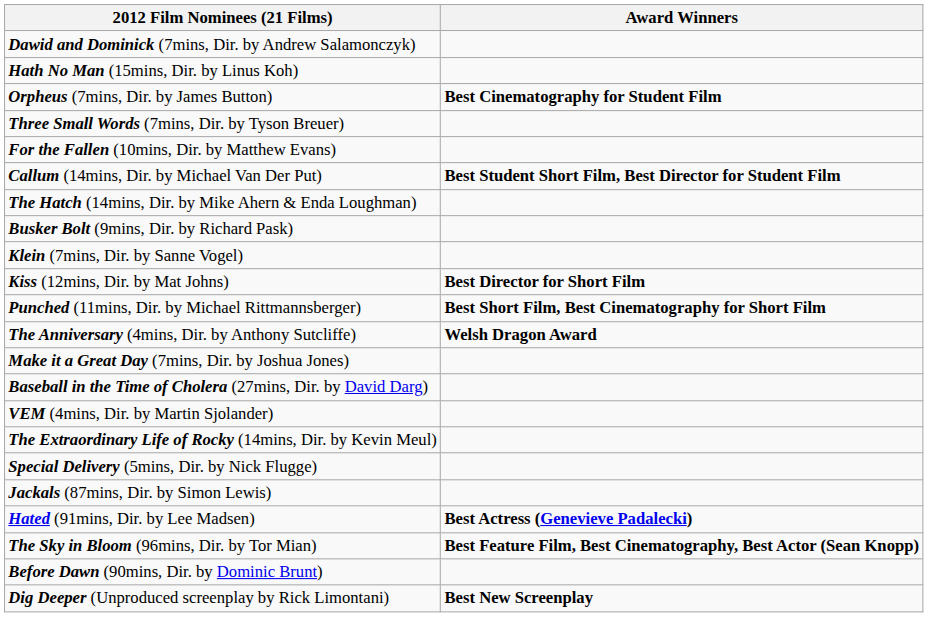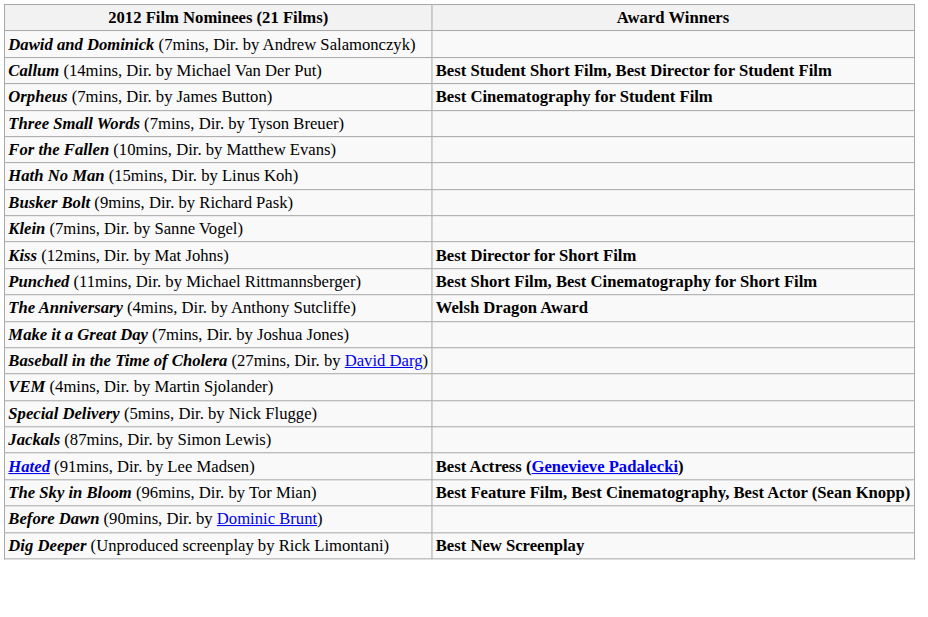rows swapped: (153, 70) <-> (165, 176)
- row: (212, 202)
- row: (223, 439)
